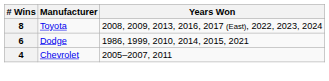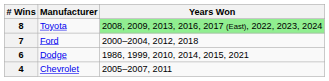(212, 26) no background -> (212, 26) lightgreen background
+ row: (21, 41)
